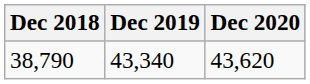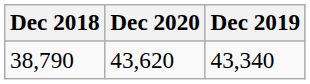columns swapped: (155, 22) <-> (255, 22)
